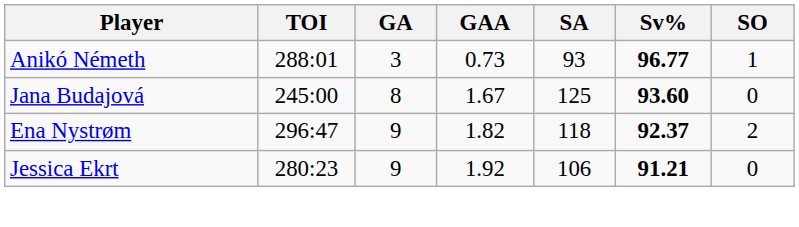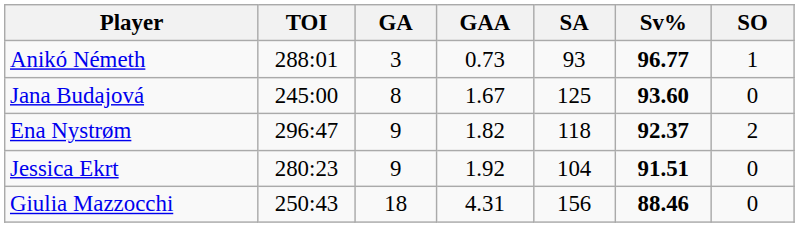(574, 167) 106 -> (574, 167) 104
(663, 167) 91.21 -> (663, 167) 91.51
+ row: (92, 204)
